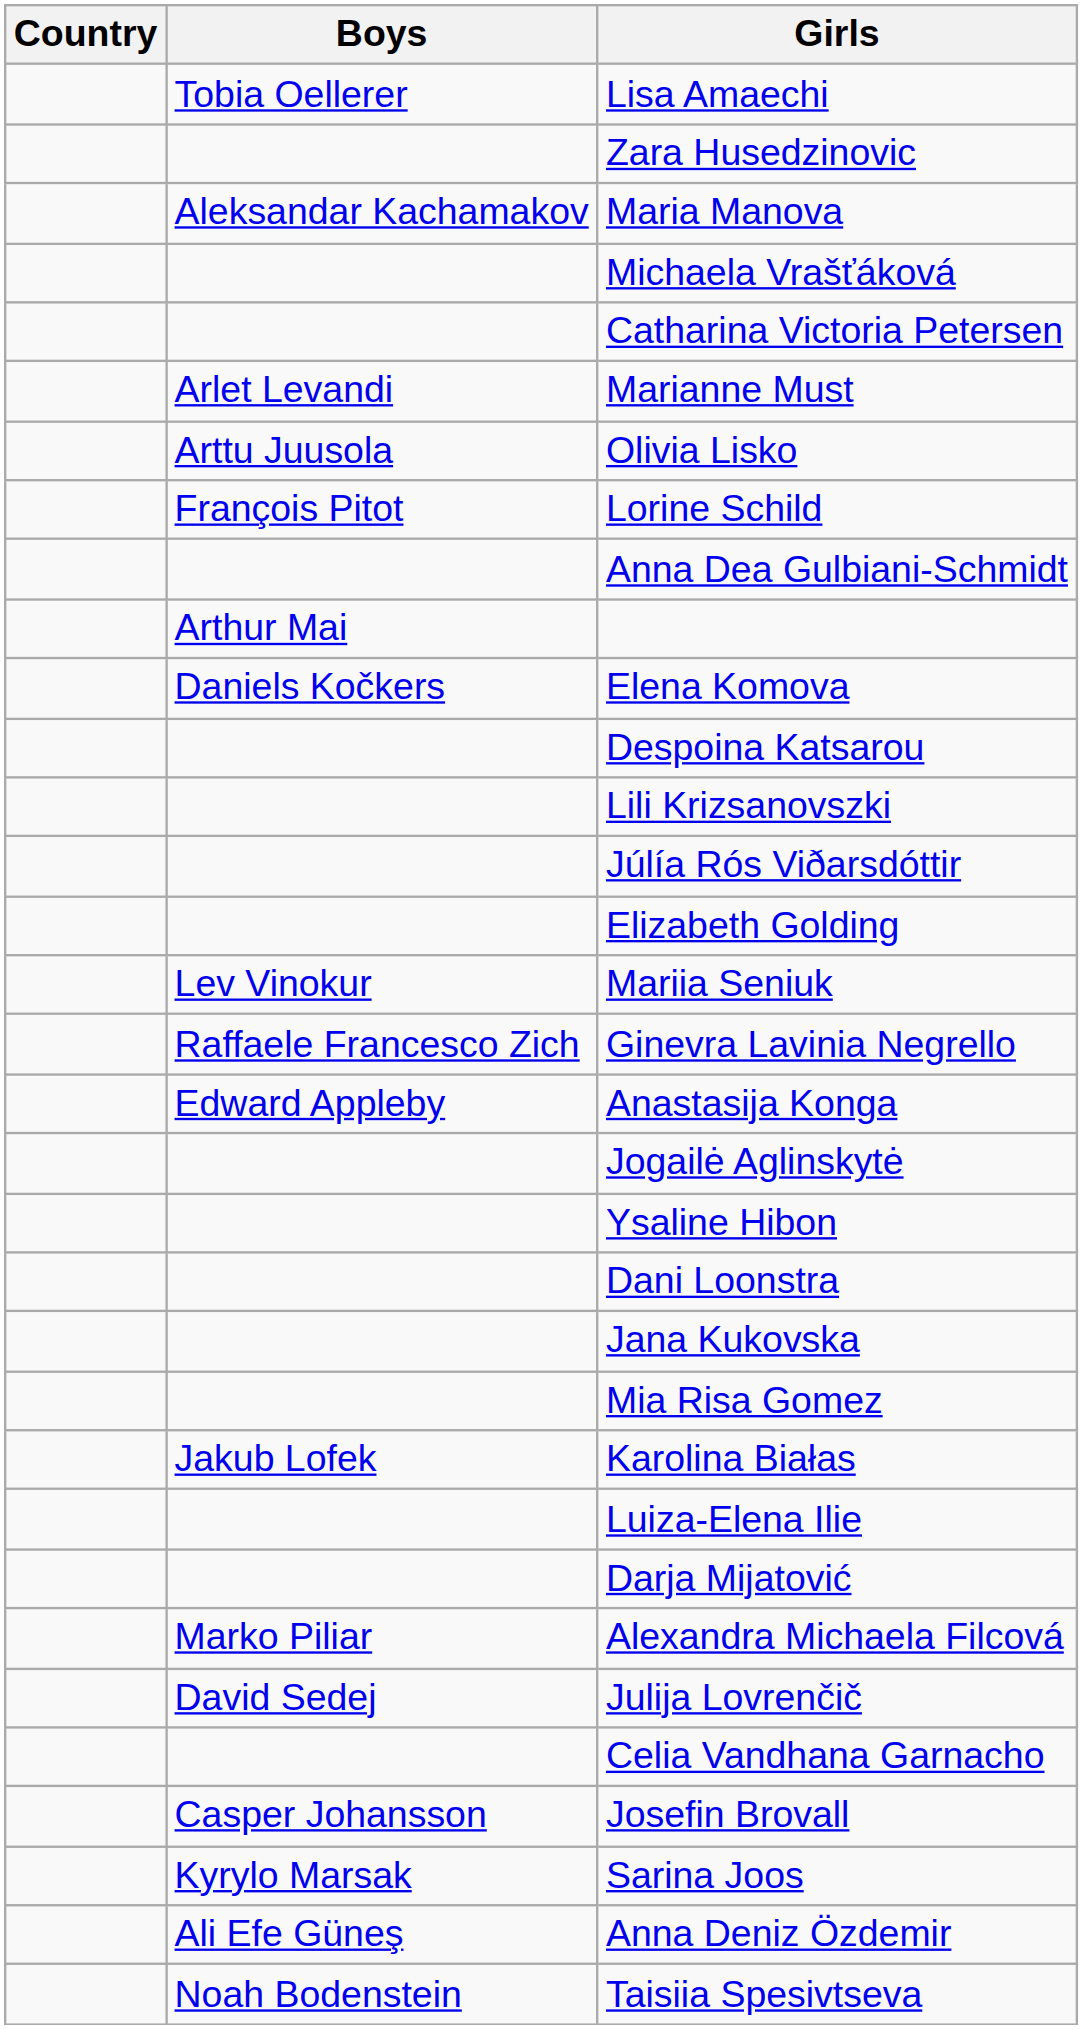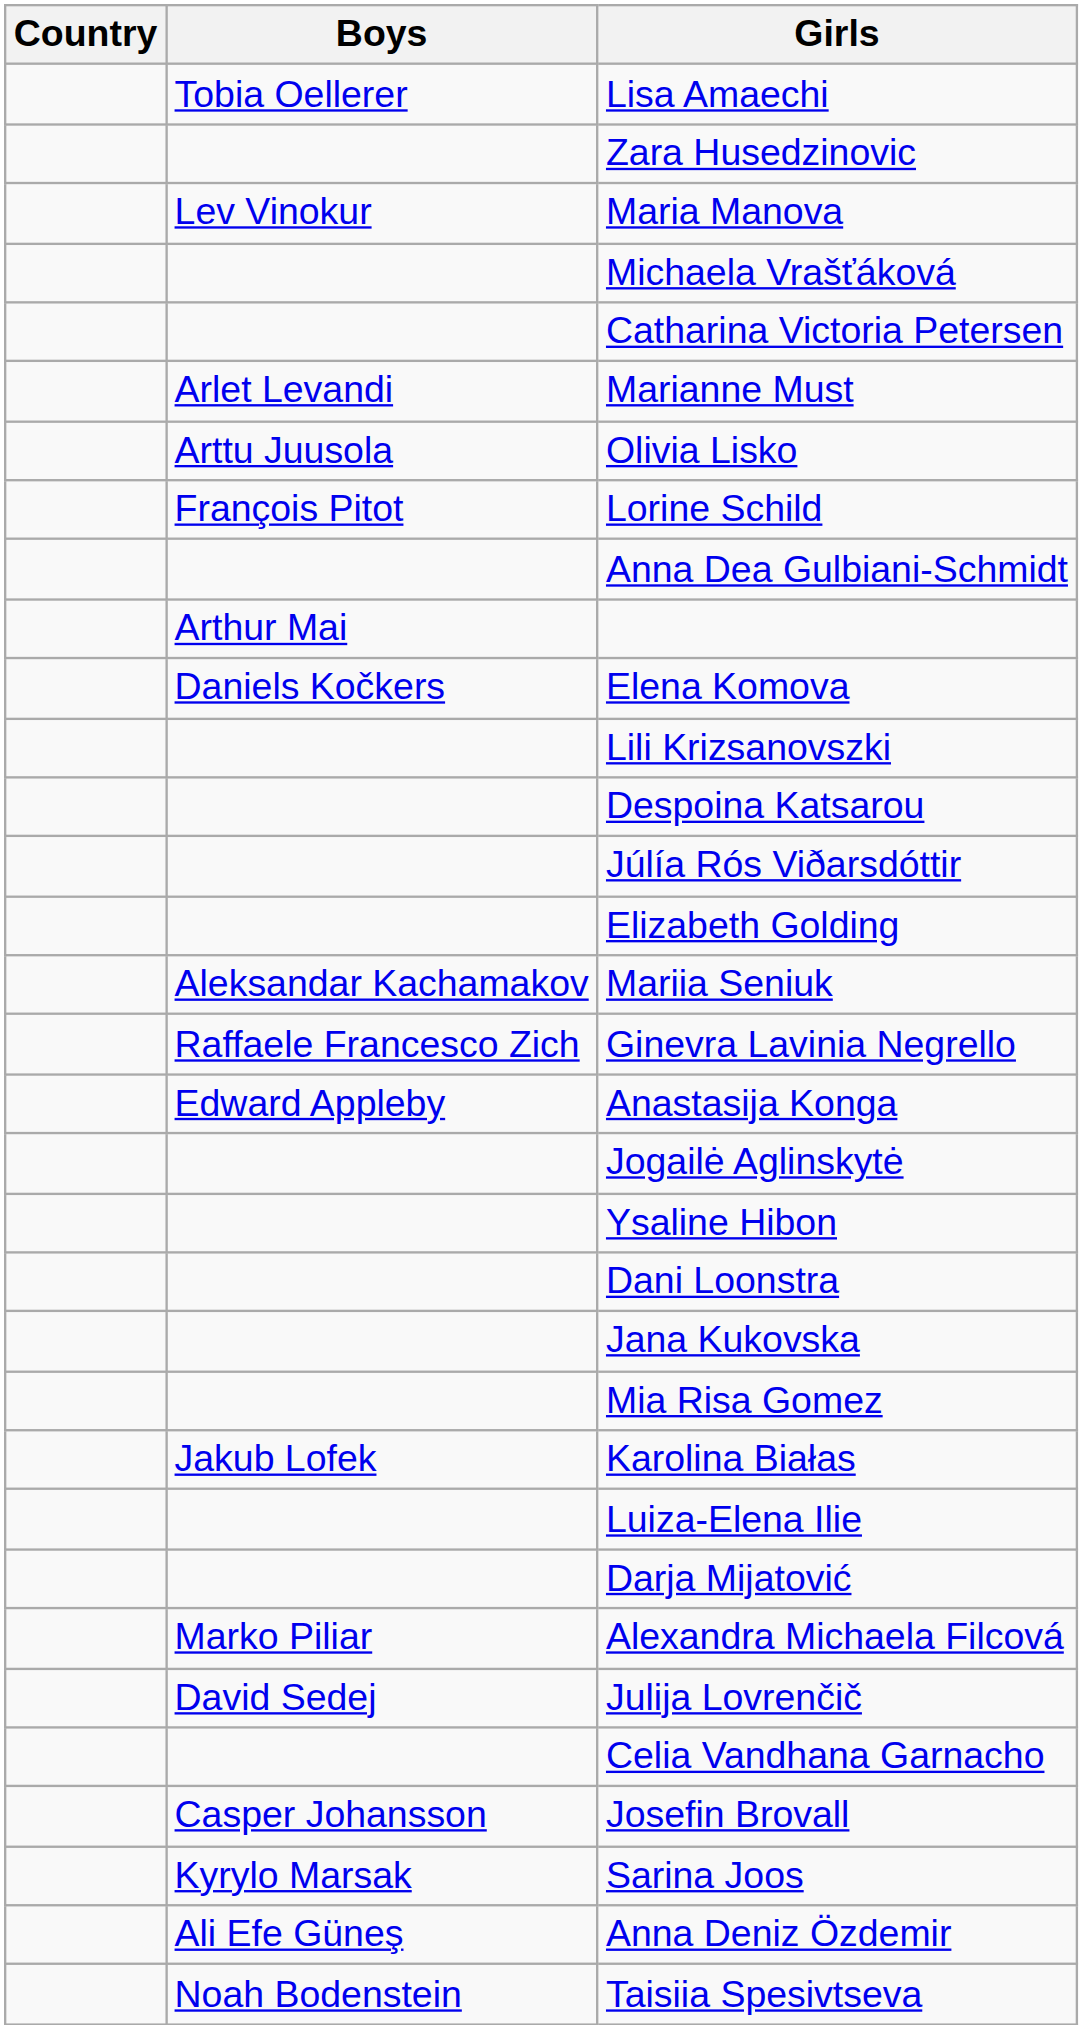(382, 212) Aleksandar Kachamakov -> (273, 212) Lev Vinokur
rows swapped: (765, 746) <-> (748, 806)
(273, 984) Lev Vinokur -> (382, 984) Aleksandar Kachamakov
